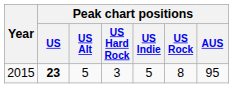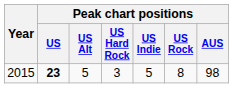(212, 73) 95 -> (212, 73) 98
